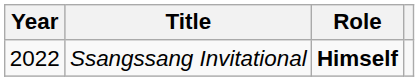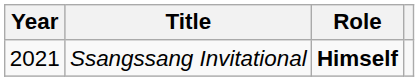(35, 57) 2022 -> (35, 57) 2021
